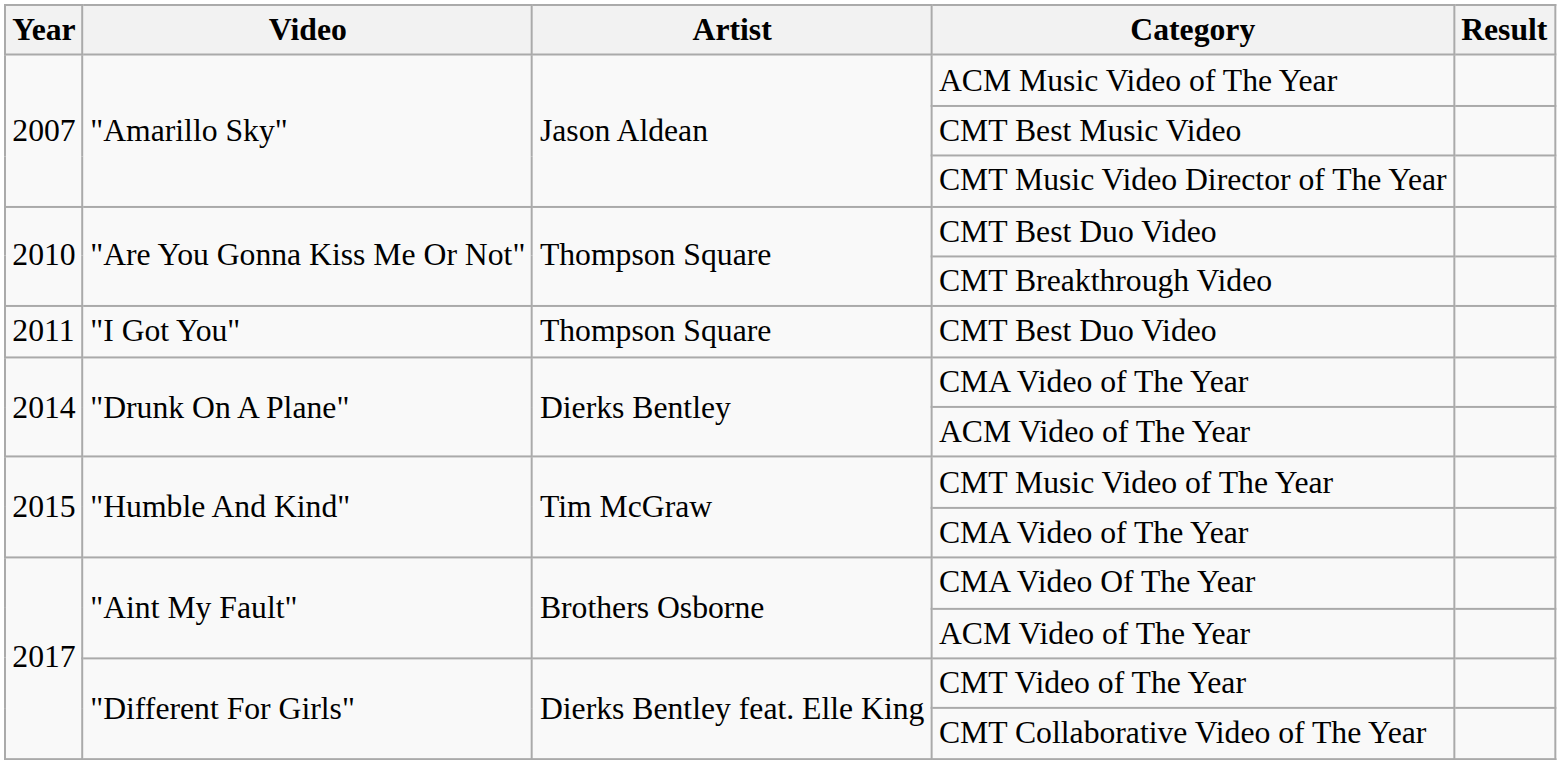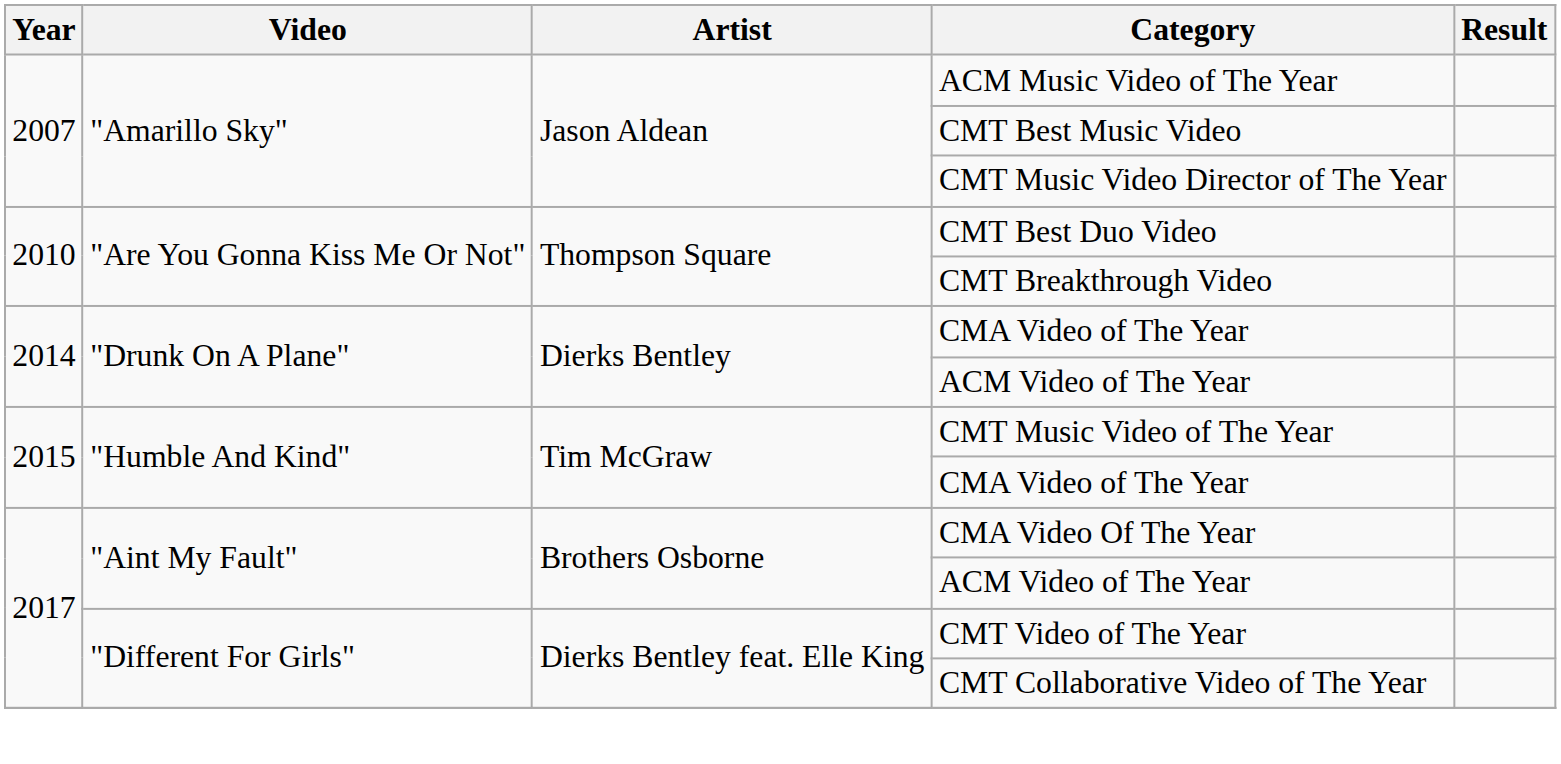- row: (165, 331)
